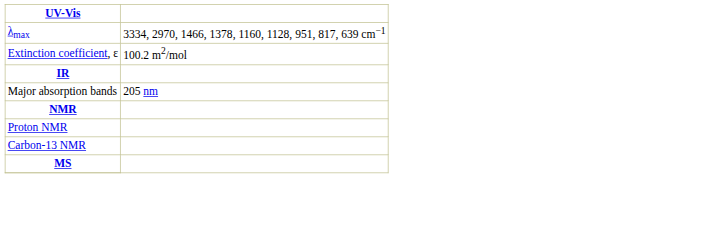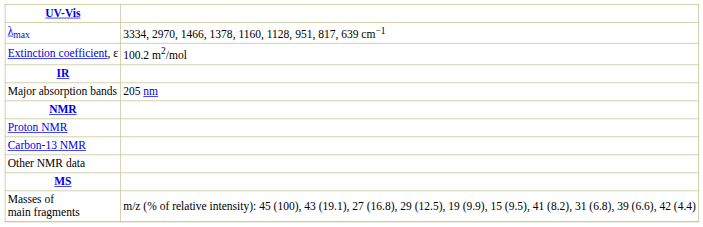+ row: (46, 163)
+ row: (44, 206)
